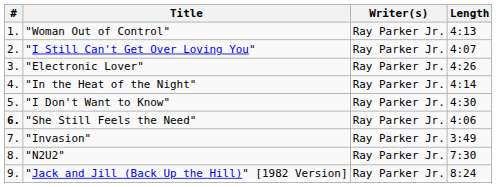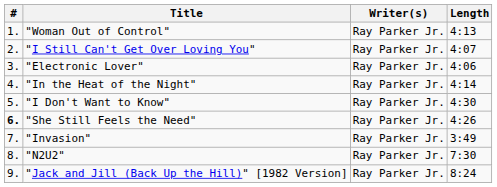(463, 67) 4:26 -> (463, 67) 4:06
(463, 120) 4:06 -> (463, 120) 4:26
